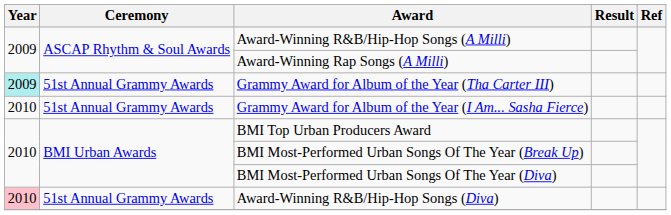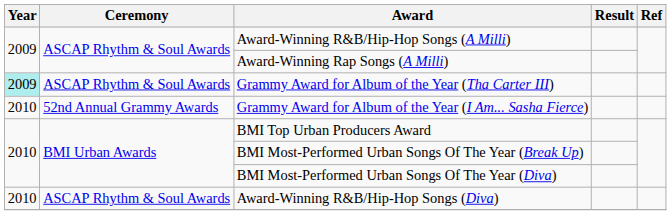(128, 84) 51st Annual Grammy Awards -> (137, 84) ASCAP Rhythm & Soul Awards
(128, 107) 51st Annual Grammy Awards -> (131, 107) 52nd Annual Grammy Awards
(22, 198) pink background -> (22, 198) no background
(128, 198) 51st Annual Grammy Awards -> (137, 198) ASCAP Rhythm & Soul Awards
